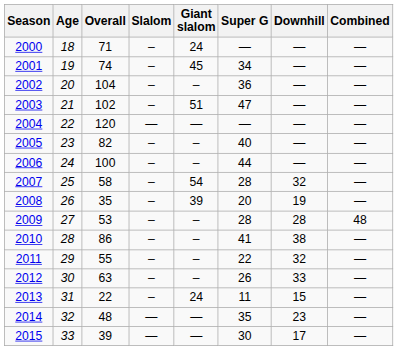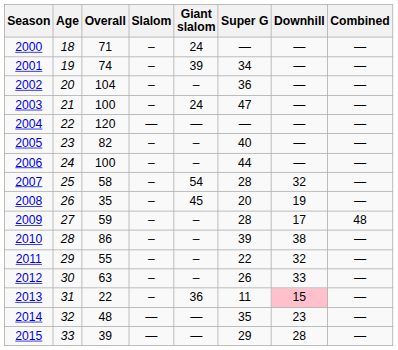(196, 66) 45 -> (196, 66) 39
(105, 104) 102 -> (105, 104) 100
(196, 104) 51 -> (196, 104) 24
(196, 201) 39 -> (196, 201) 45
(105, 220) 53 -> (105, 220) 59
(299, 220) 28 -> (299, 220) 17
(245, 239) 41 -> (245, 239) 39
(196, 297) 24 -> (196, 297) 36
(299, 297) no background -> (299, 297) pink background
(245, 336) 30 -> (245, 336) 29
(299, 336) 17 -> (299, 336) 28
